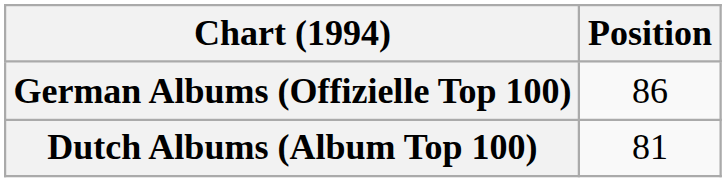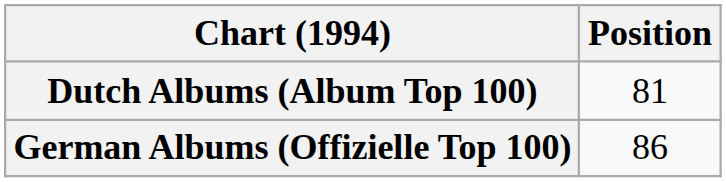rows swapped: (292, 147) <-> (292, 90)
